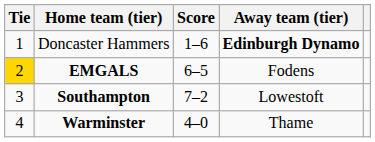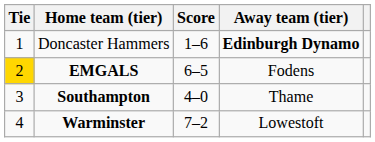(196, 96) 7–2 -> (196, 96) 4–0
(291, 96) Lowestoft -> (291, 96) Thame
(196, 123) 4–0 -> (196, 123) 7–2
(291, 123) Thame -> (291, 123) Lowestoft
